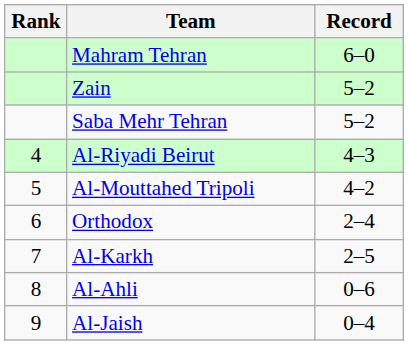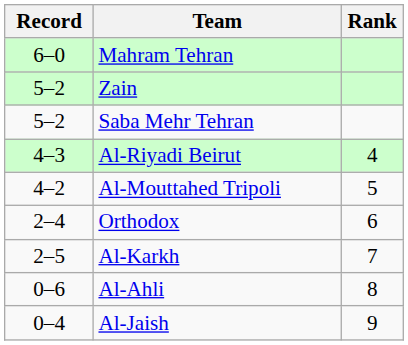columns swapped: (36, 21) <-> (359, 21)
